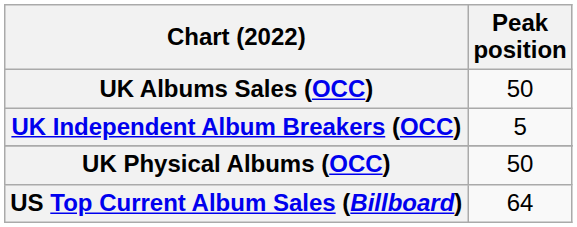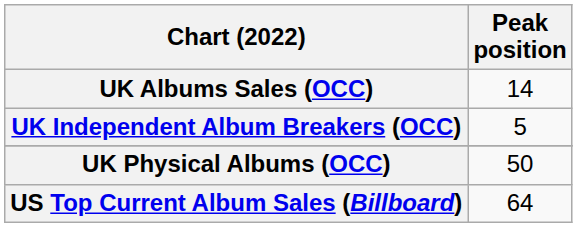(520, 88) 50 -> (520, 88) 14
